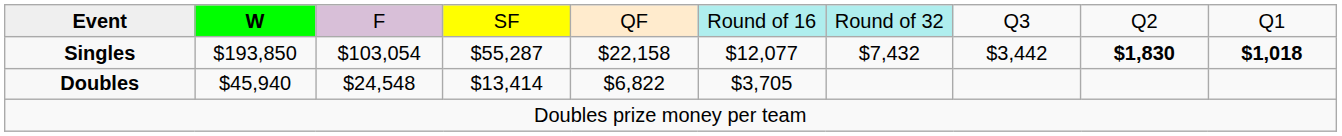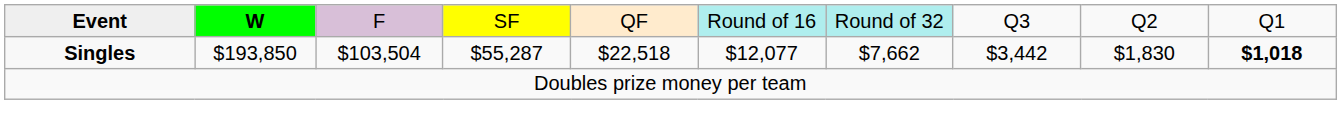(379, 53) $103,054 -> (379, 53) $103,504
(634, 53) $22,158 -> (634, 53) $22,518
(889, 53) $7,432 -> (889, 53) $7,662
(1144, 53) bold -> (1144, 53) normal
- row: (100, 84)
